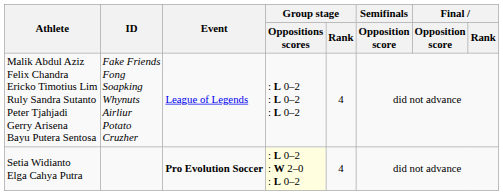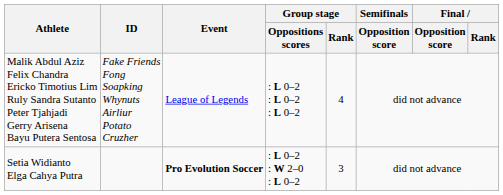(286, 169) lightyellow background -> (286, 169) no background
(341, 169) 4 -> (341, 169) 3
